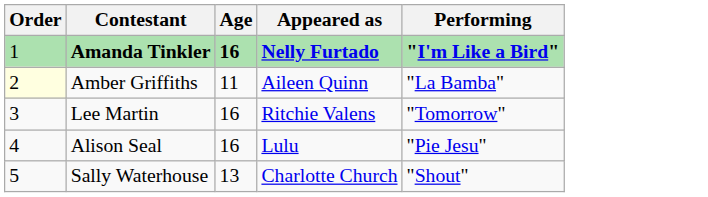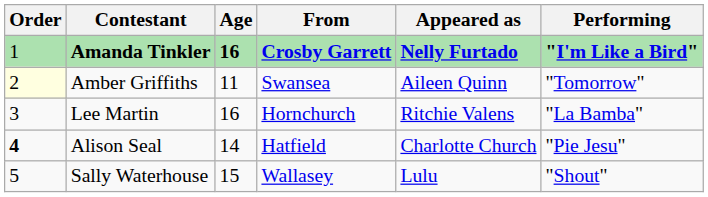+ column: (326, 20)
(455, 82) "La Bamba" -> (595, 82) "Tomorrow"
(456, 113) "Tomorrow" -> (594, 113) "La Bamba"
(14, 144) normal -> (14, 144) bold
(229, 144) 16 -> (229, 144) 14
(280, 144) Lulu -> (468, 144) Charlotte Church
(229, 176) 13 -> (229, 176) 15
(329, 176) Charlotte Church -> (419, 176) Lulu
